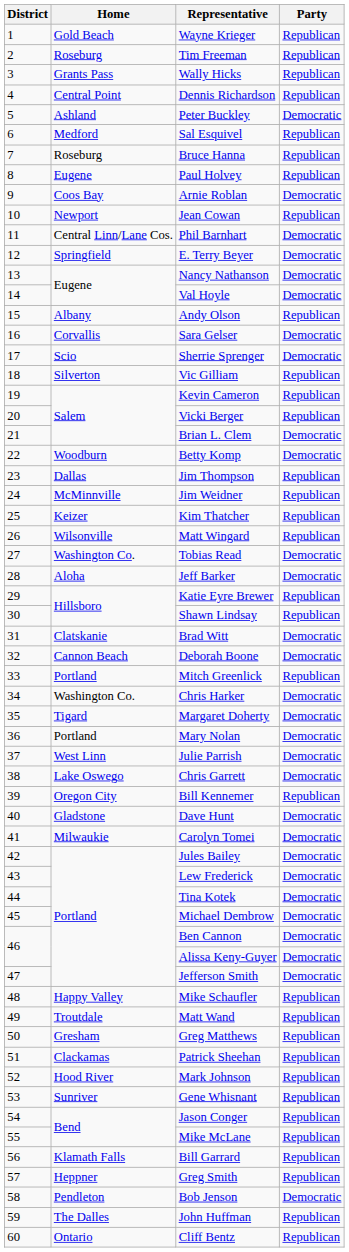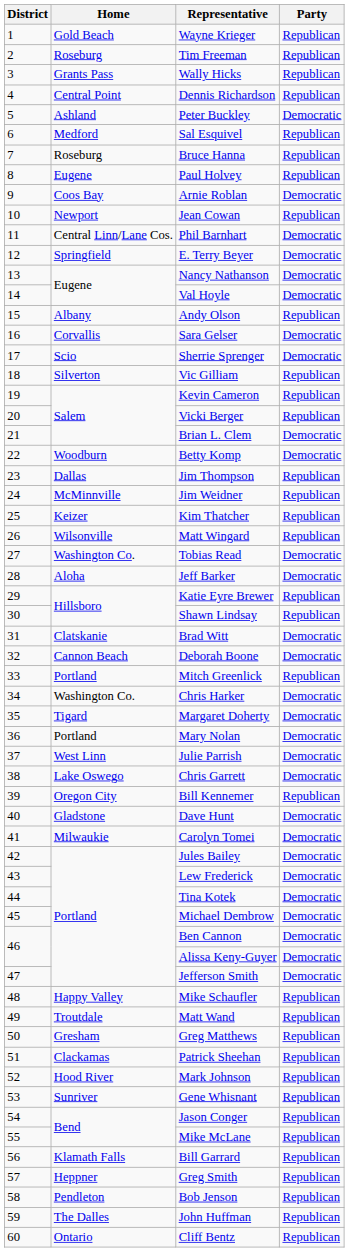(312, 1197) Democratic -> (311, 1197) Republican
